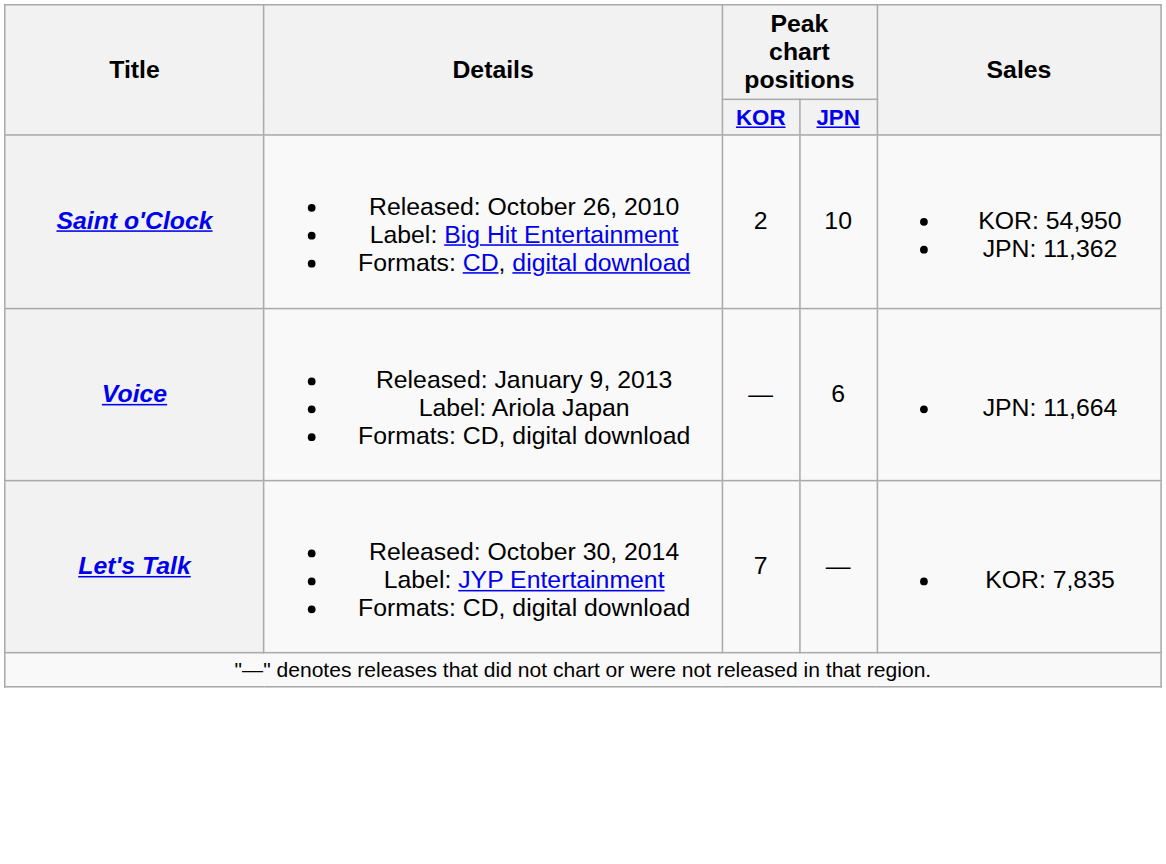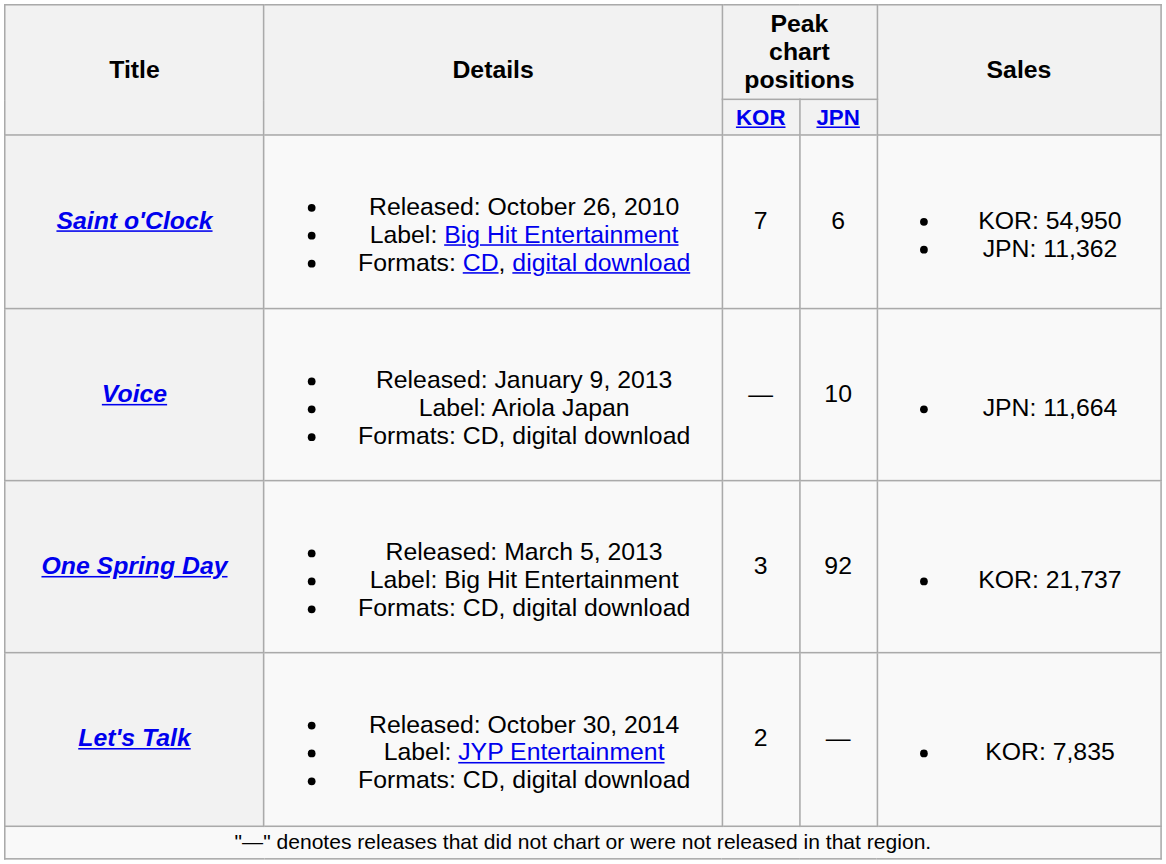(761, 221) 2 -> (761, 221) 7
(838, 221) 10 -> (838, 221) 6
(838, 393) 6 -> (838, 393) 10
+ row: (134, 566)
(761, 566) 7 -> (761, 739) 2
